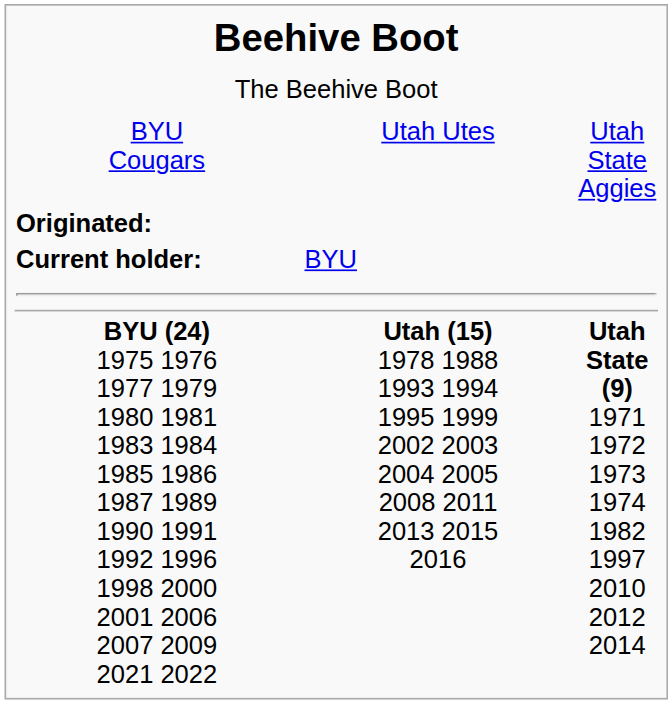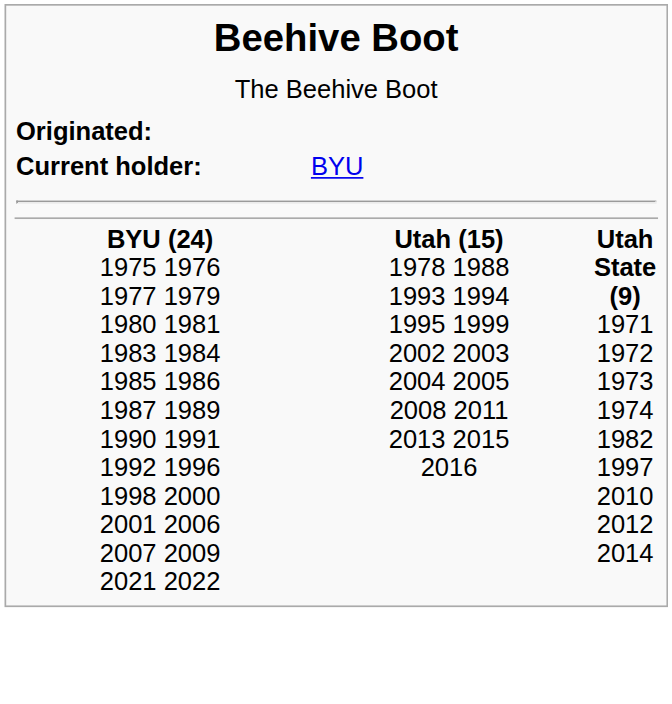- row: (157, 145)
